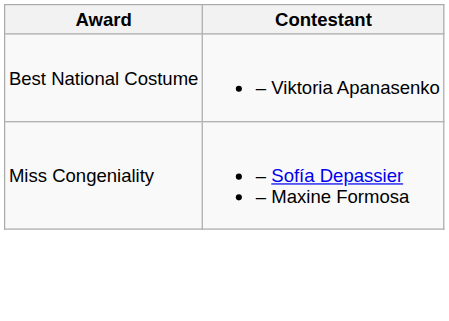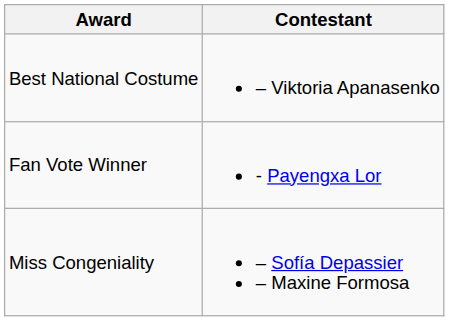+ row: (78, 165)
